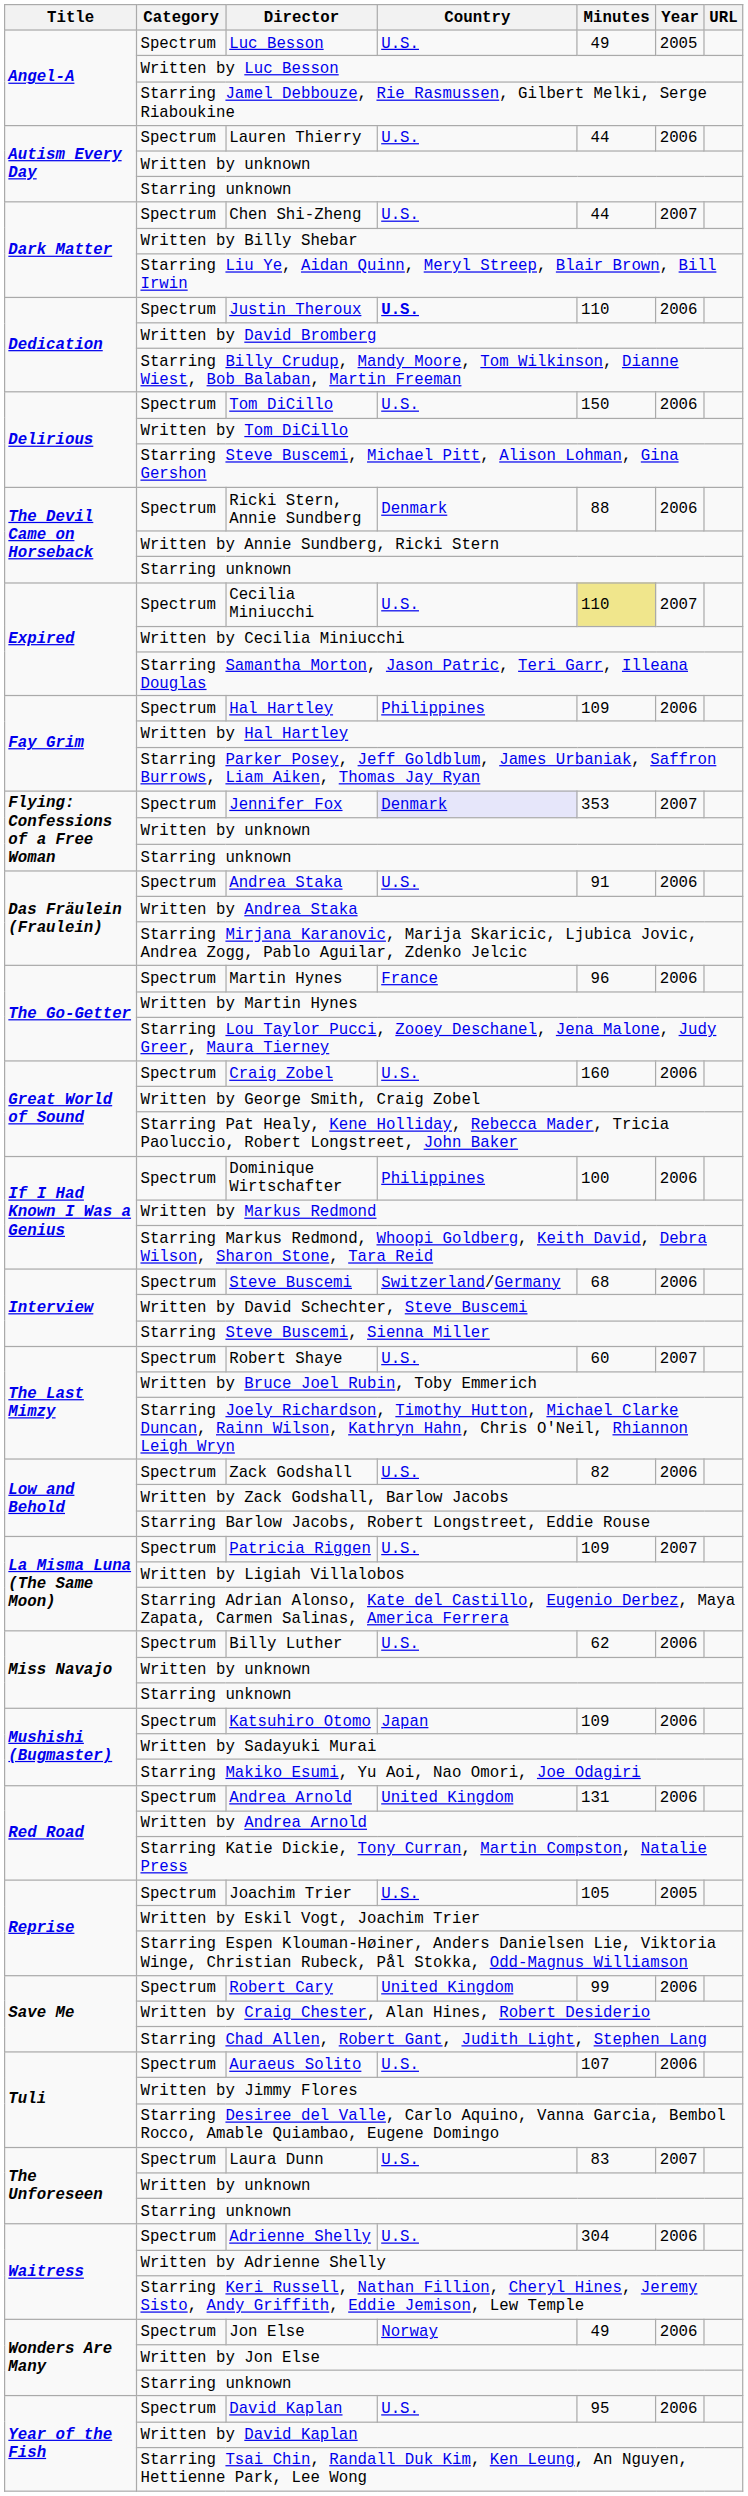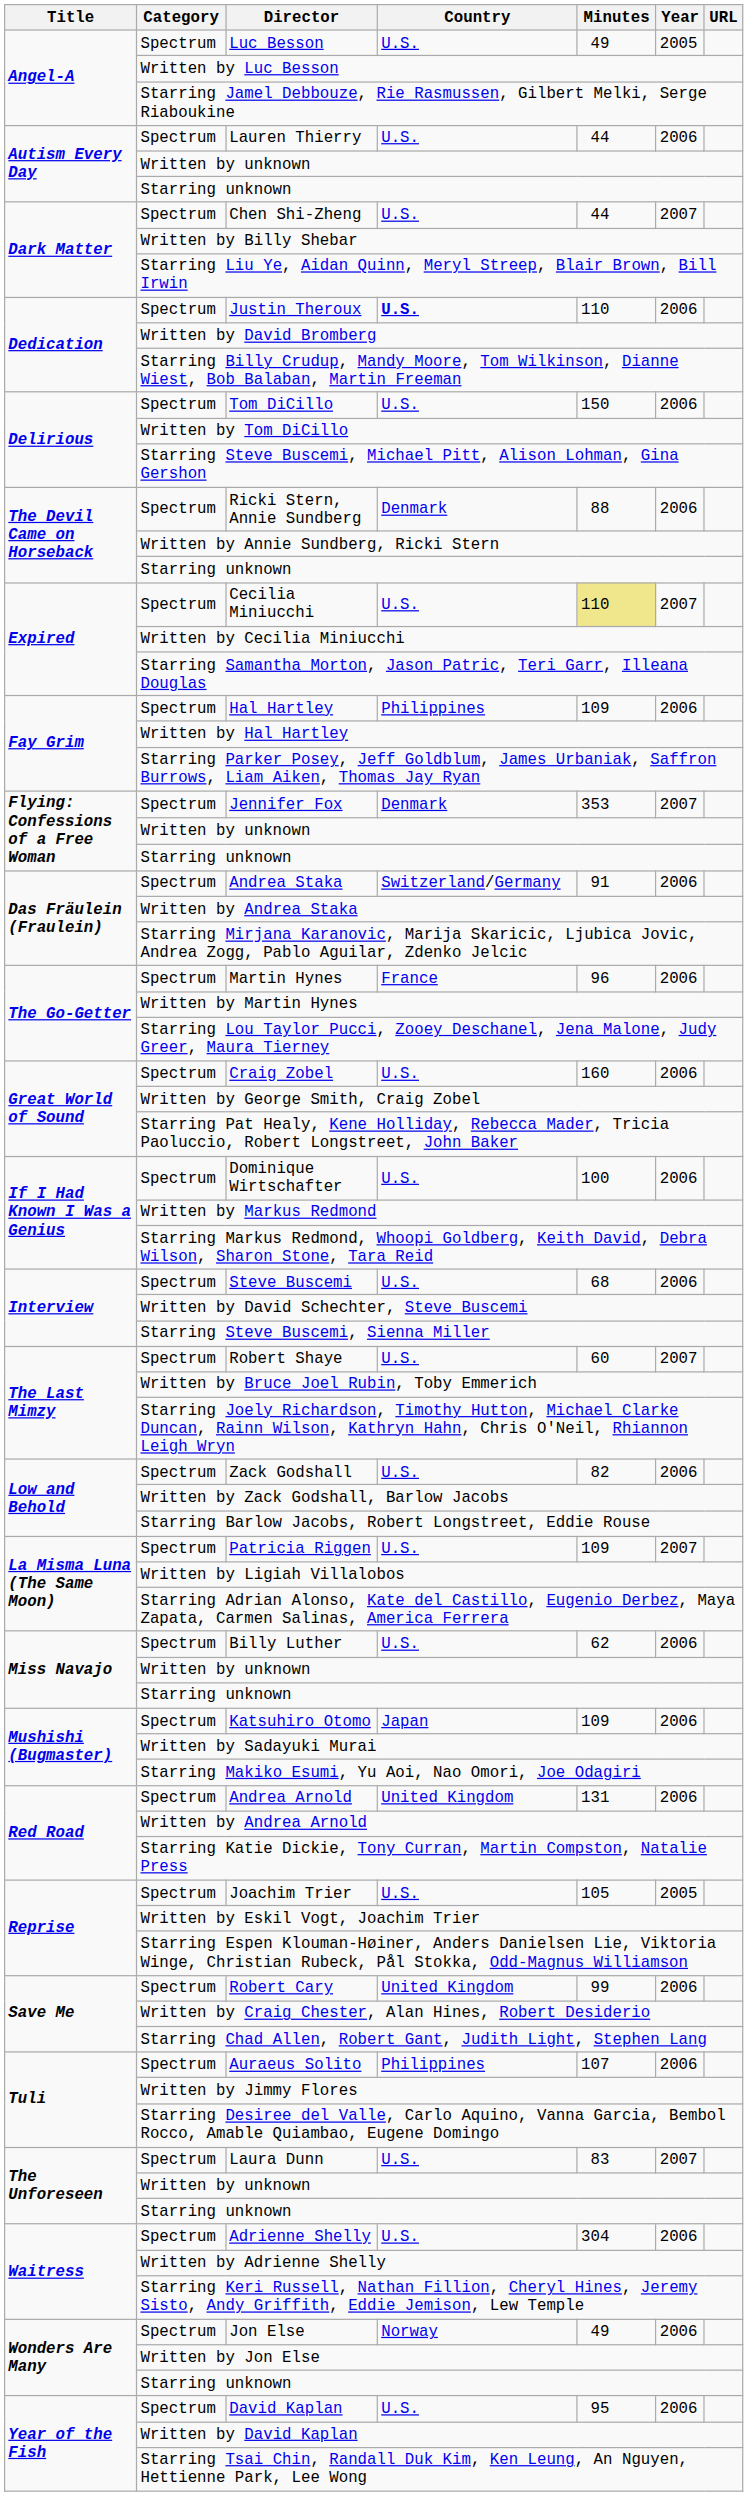(414, 804) lavender background -> (414, 804) no background
(400, 884) U.S. -> (471, 884) Switzerland/Germany
(433, 1178) Philippines -> (400, 1178) U.S.
(471, 1282) Switzerland/Germany -> (400, 1282) U.S.
(400, 2065) U.S. -> (433, 2065) Philippines
